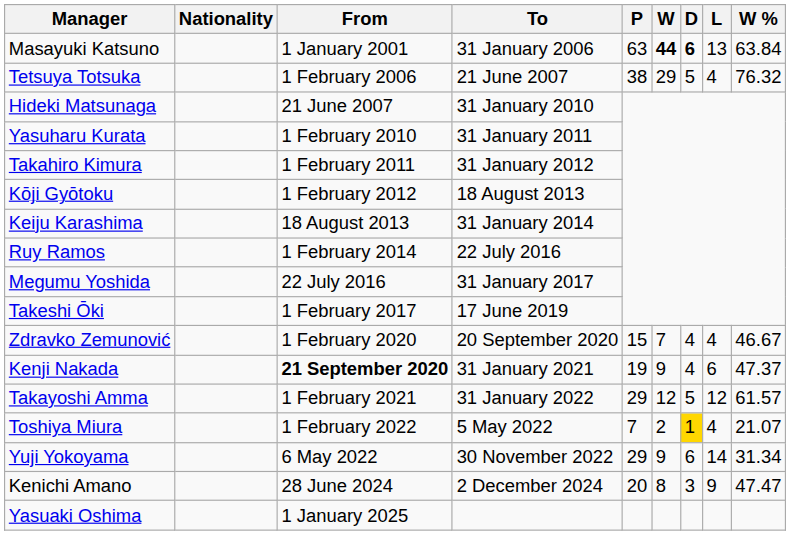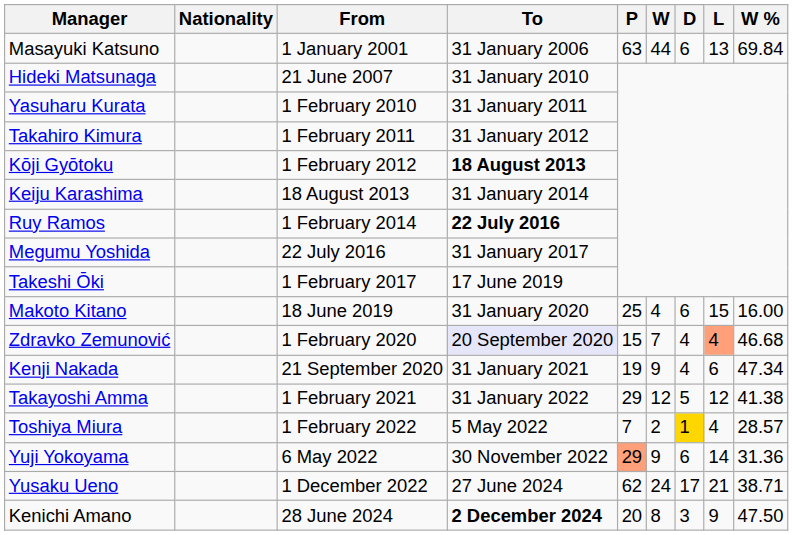(666, 48) bold -> (661, 48) normal
(690, 48) bold -> (685, 48) normal
(758, 48) 63.84 -> (760, 48) 69.84
- row: (75, 77)
(521, 194) normal -> (519, 164) bold
(509, 252) normal -> (506, 223) bold
+ row: (68, 310)
(537, 340) no background -> (532, 340) lavender background
(712, 340) no background -> (714, 340) lightsalmon background
(758, 340) 46.67 -> (760, 340) 46.68
(365, 369) bold -> (362, 369) normal
(758, 369) 47.37 -> (760, 369) 47.34
(758, 398) 61.57 -> (760, 398) 41.38
(758, 427) 21.07 -> (760, 427) 28.57
(637, 456) no background -> (632, 456) lightsalmon background
(758, 456) 31.34 -> (760, 456) 31.36
+ row: (64, 485)
(530, 485) normal -> (527, 515) bold
(758, 485) 47.47 -> (760, 515) 47.50
- row: (75, 515)
